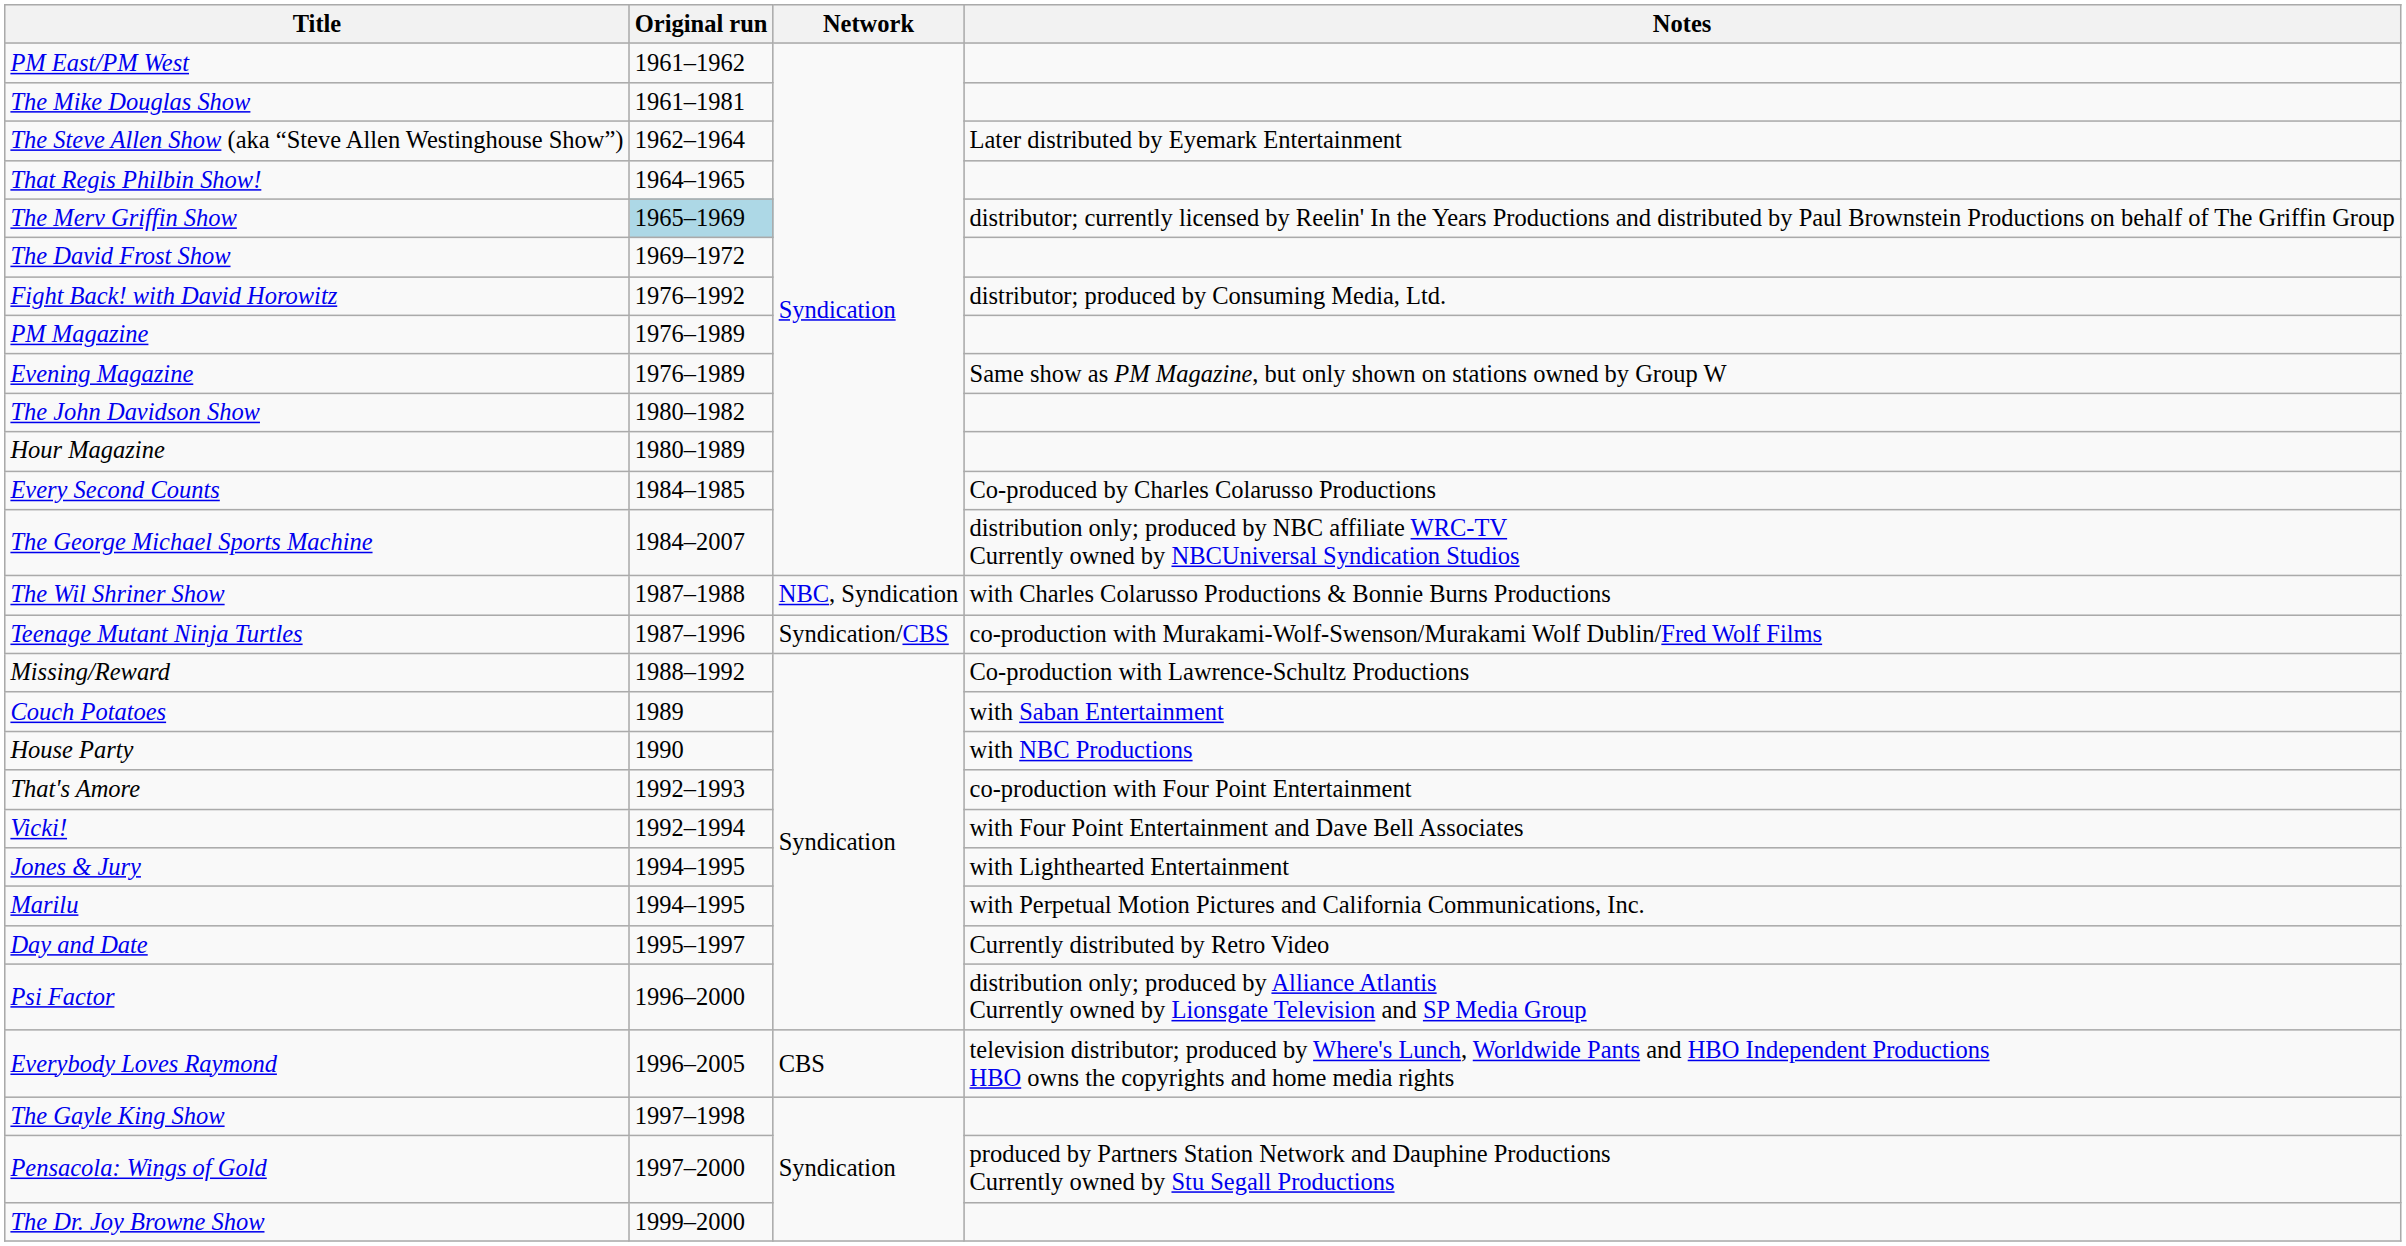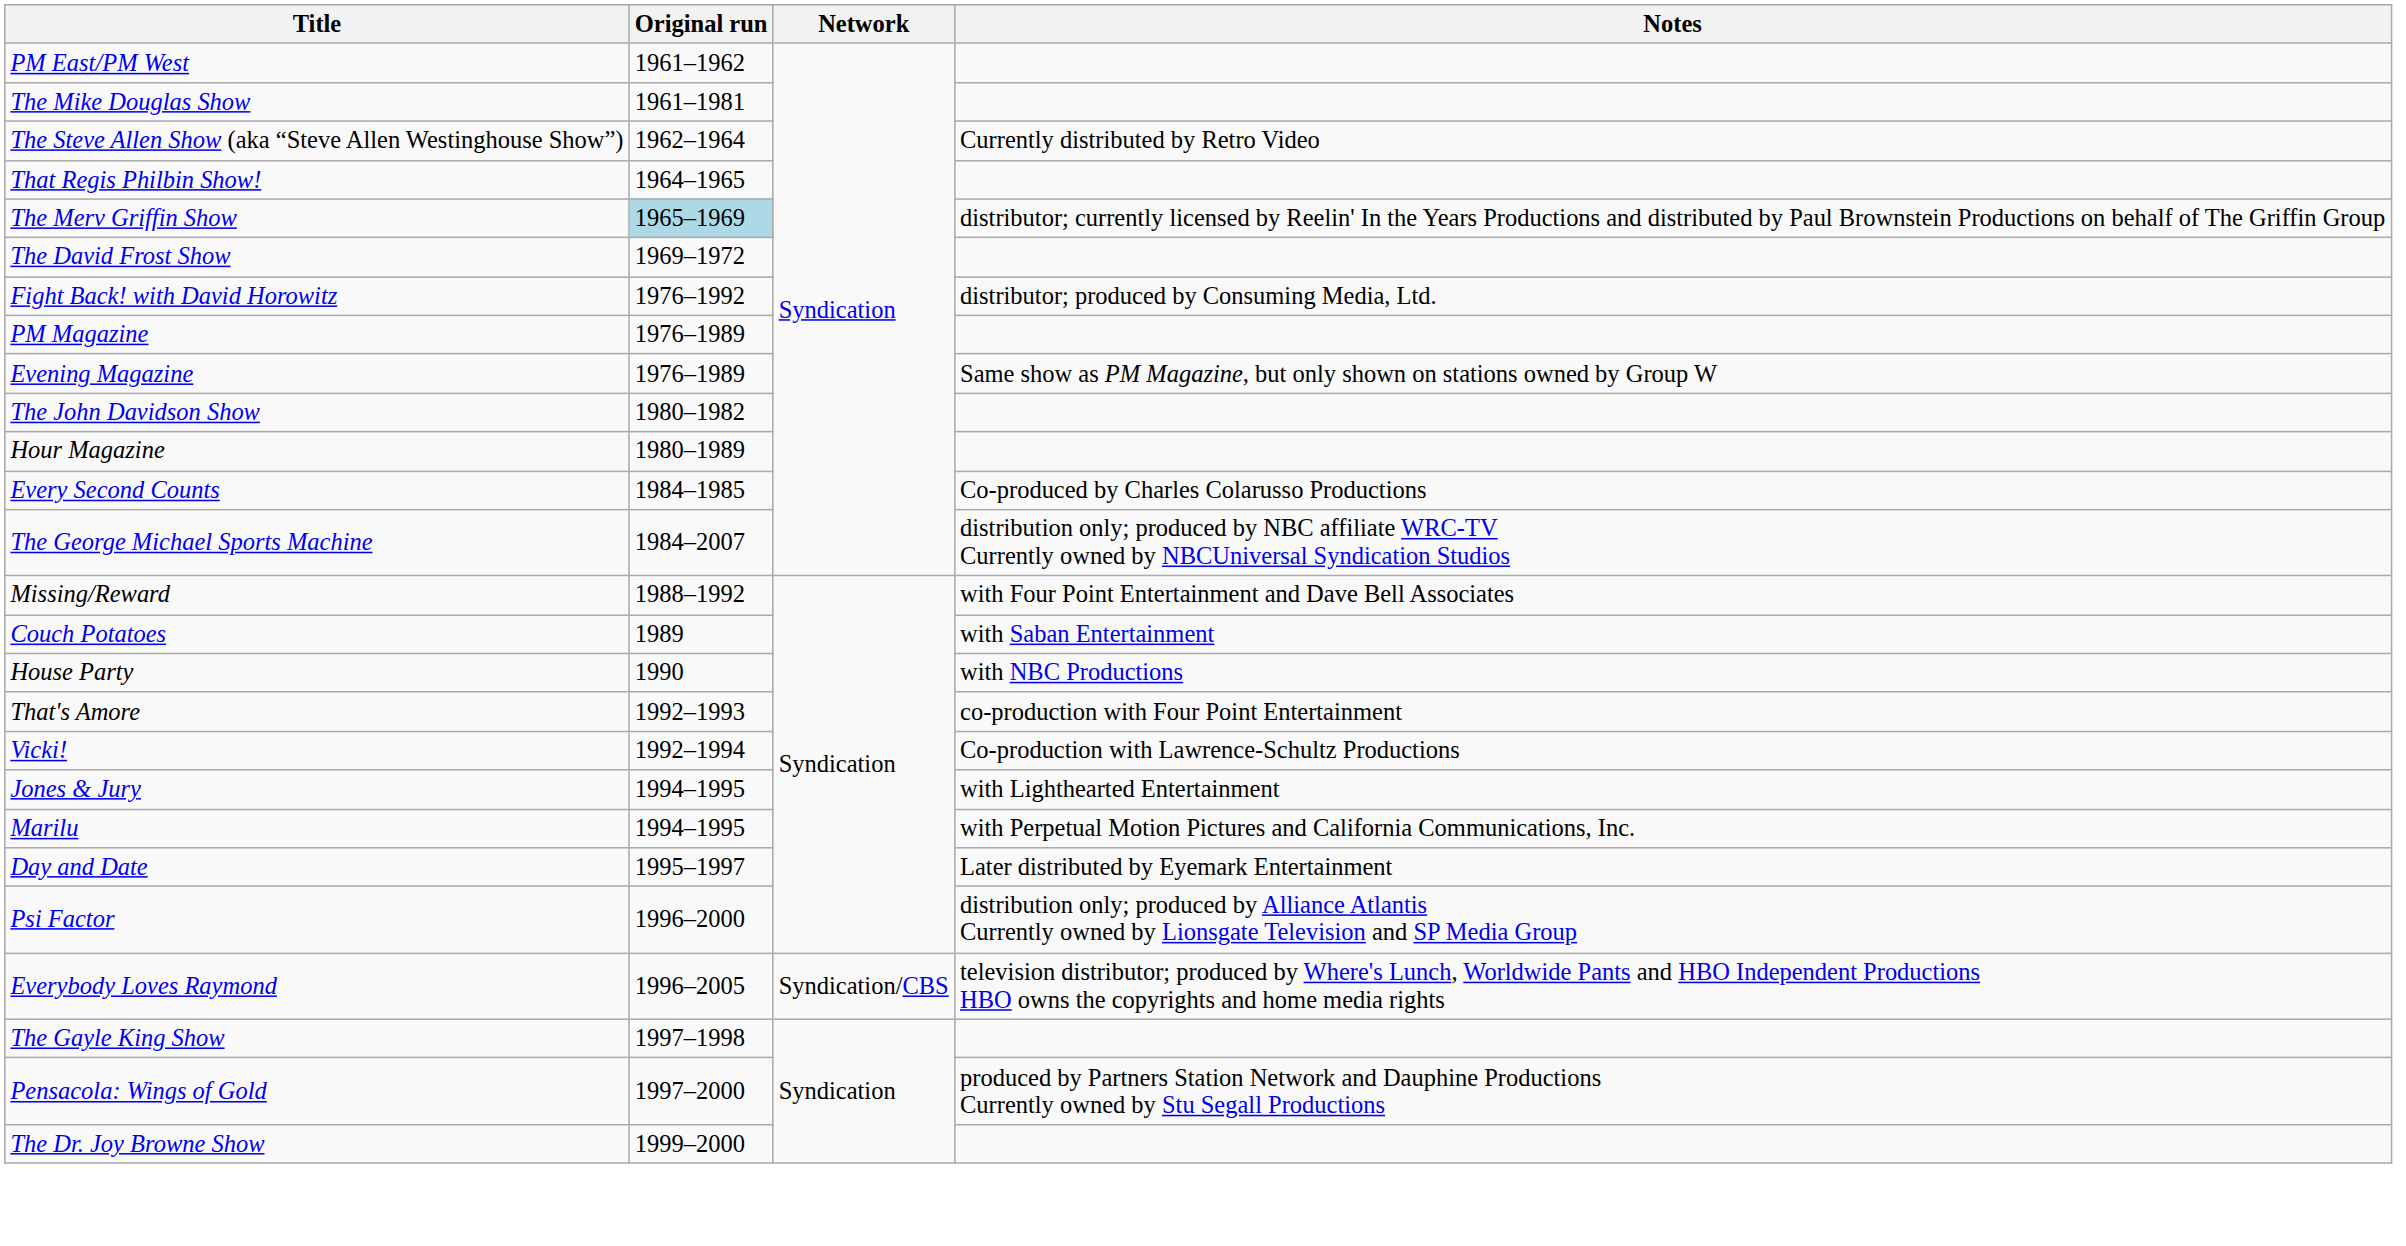(1186, 140) Later distributed by Eyemark Entertainment -> (1140, 140) Currently distributed by Retro Video
- row: (118, 594)
- row: (157, 633)
(1219, 672) Co-production with Lawrence-Schultz Productions -> (1237, 594) with Four Point Entertainment and Dave Bell Associates
(1247, 827) with Four Point Entertainment and Dave Bell Associates -> (1210, 750) Co-production with Lawrence-Schultz Productions
(1149, 944) Currently distributed by Retro Video -> (1176, 866) Later distributed by Eyemark Entertainment
(802, 1063) CBS -> (864, 985) Syndication/CBS
